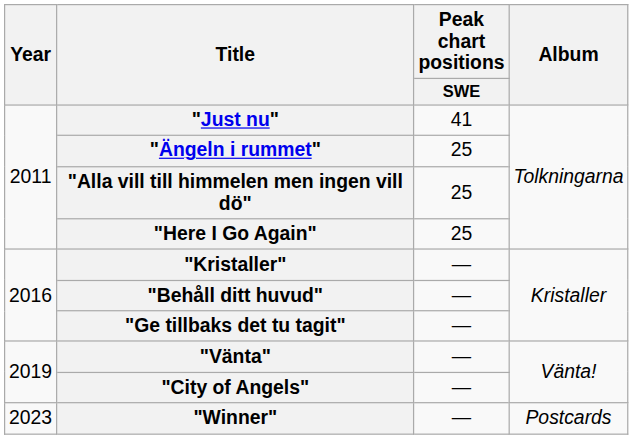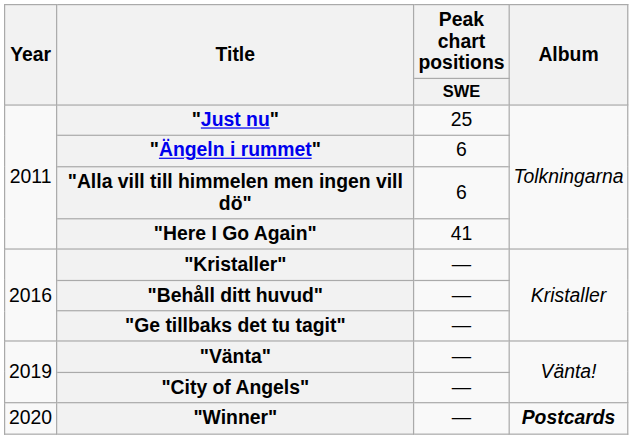(461, 120) 41 -> (461, 120) 25
(461, 150) 25 -> (461, 150) 6
(461, 192) 25 -> (461, 192) 6
(461, 233) 25 -> (461, 233) 41
(31, 418) 2023 -> (31, 418) 2020
(568, 418) normal -> (569, 418) bold
